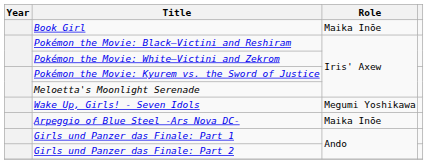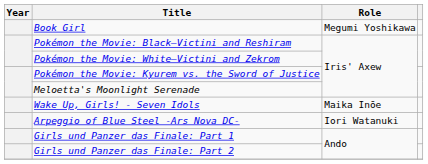(353, 28) Maika Inōe -> (370, 28) Megumi Yoshikawa
(370, 105) Megumi Yoshikawa -> (353, 105) Maika Inōe
(353, 120) Maika Inōe -> (361, 120) Iori Watanuki
